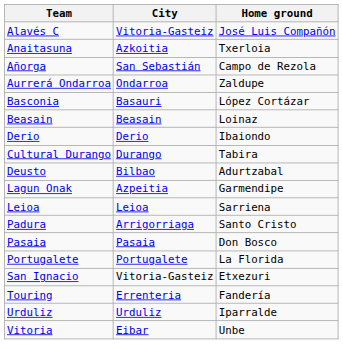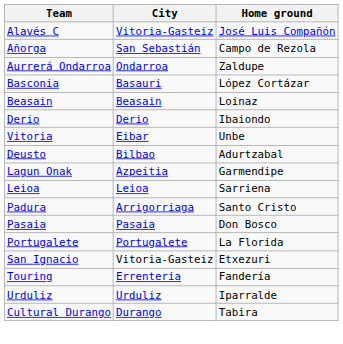- row: (39, 48)
rows swapped: (59, 154) <-> (30, 330)
